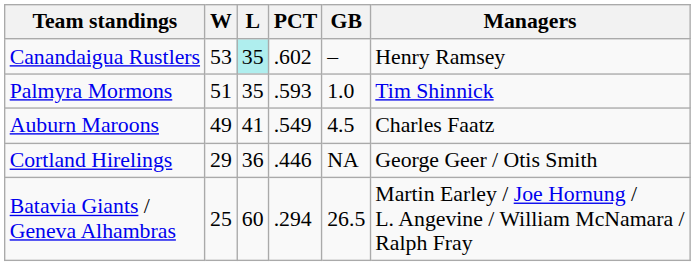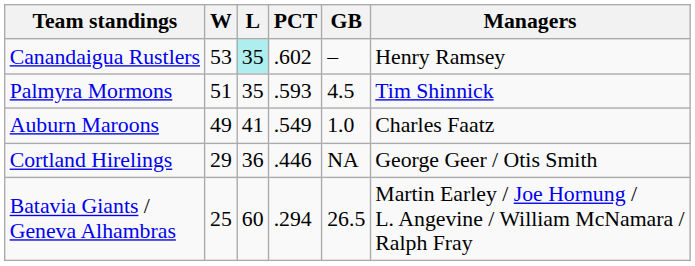(341, 90) 1.0 -> (341, 90) 4.5
(341, 125) 4.5 -> (341, 125) 1.0
